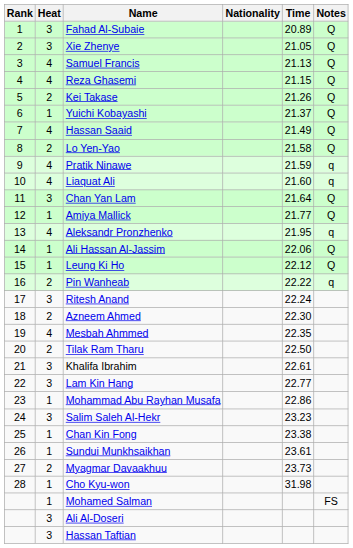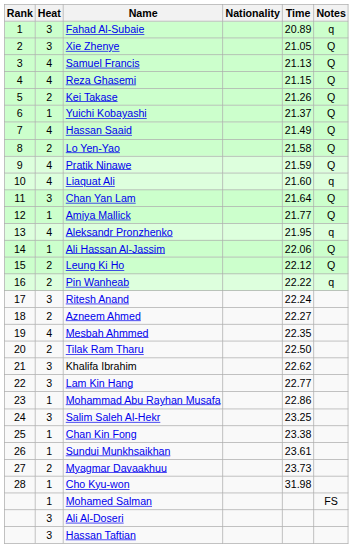(331, 30) Q -> (331, 30) q
(331, 165) q -> (331, 165) Q
(49, 266) 1 -> (49, 266) 2
(298, 316) 22.30 -> (298, 316) 22.27
(298, 367) 22.61 -> (298, 367) 22.62
(298, 417) 23.23 -> (298, 417) 23.25
